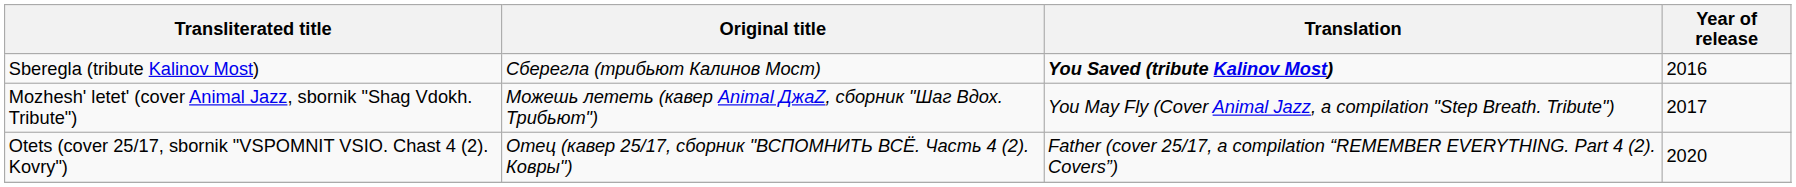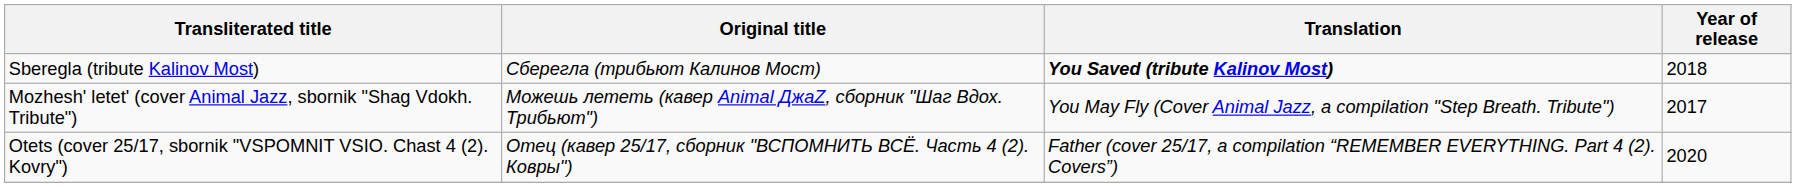(1687, 68) 2016 -> (1687, 68) 2018
